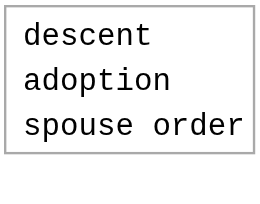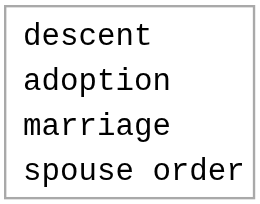+ row: (97, 127)
